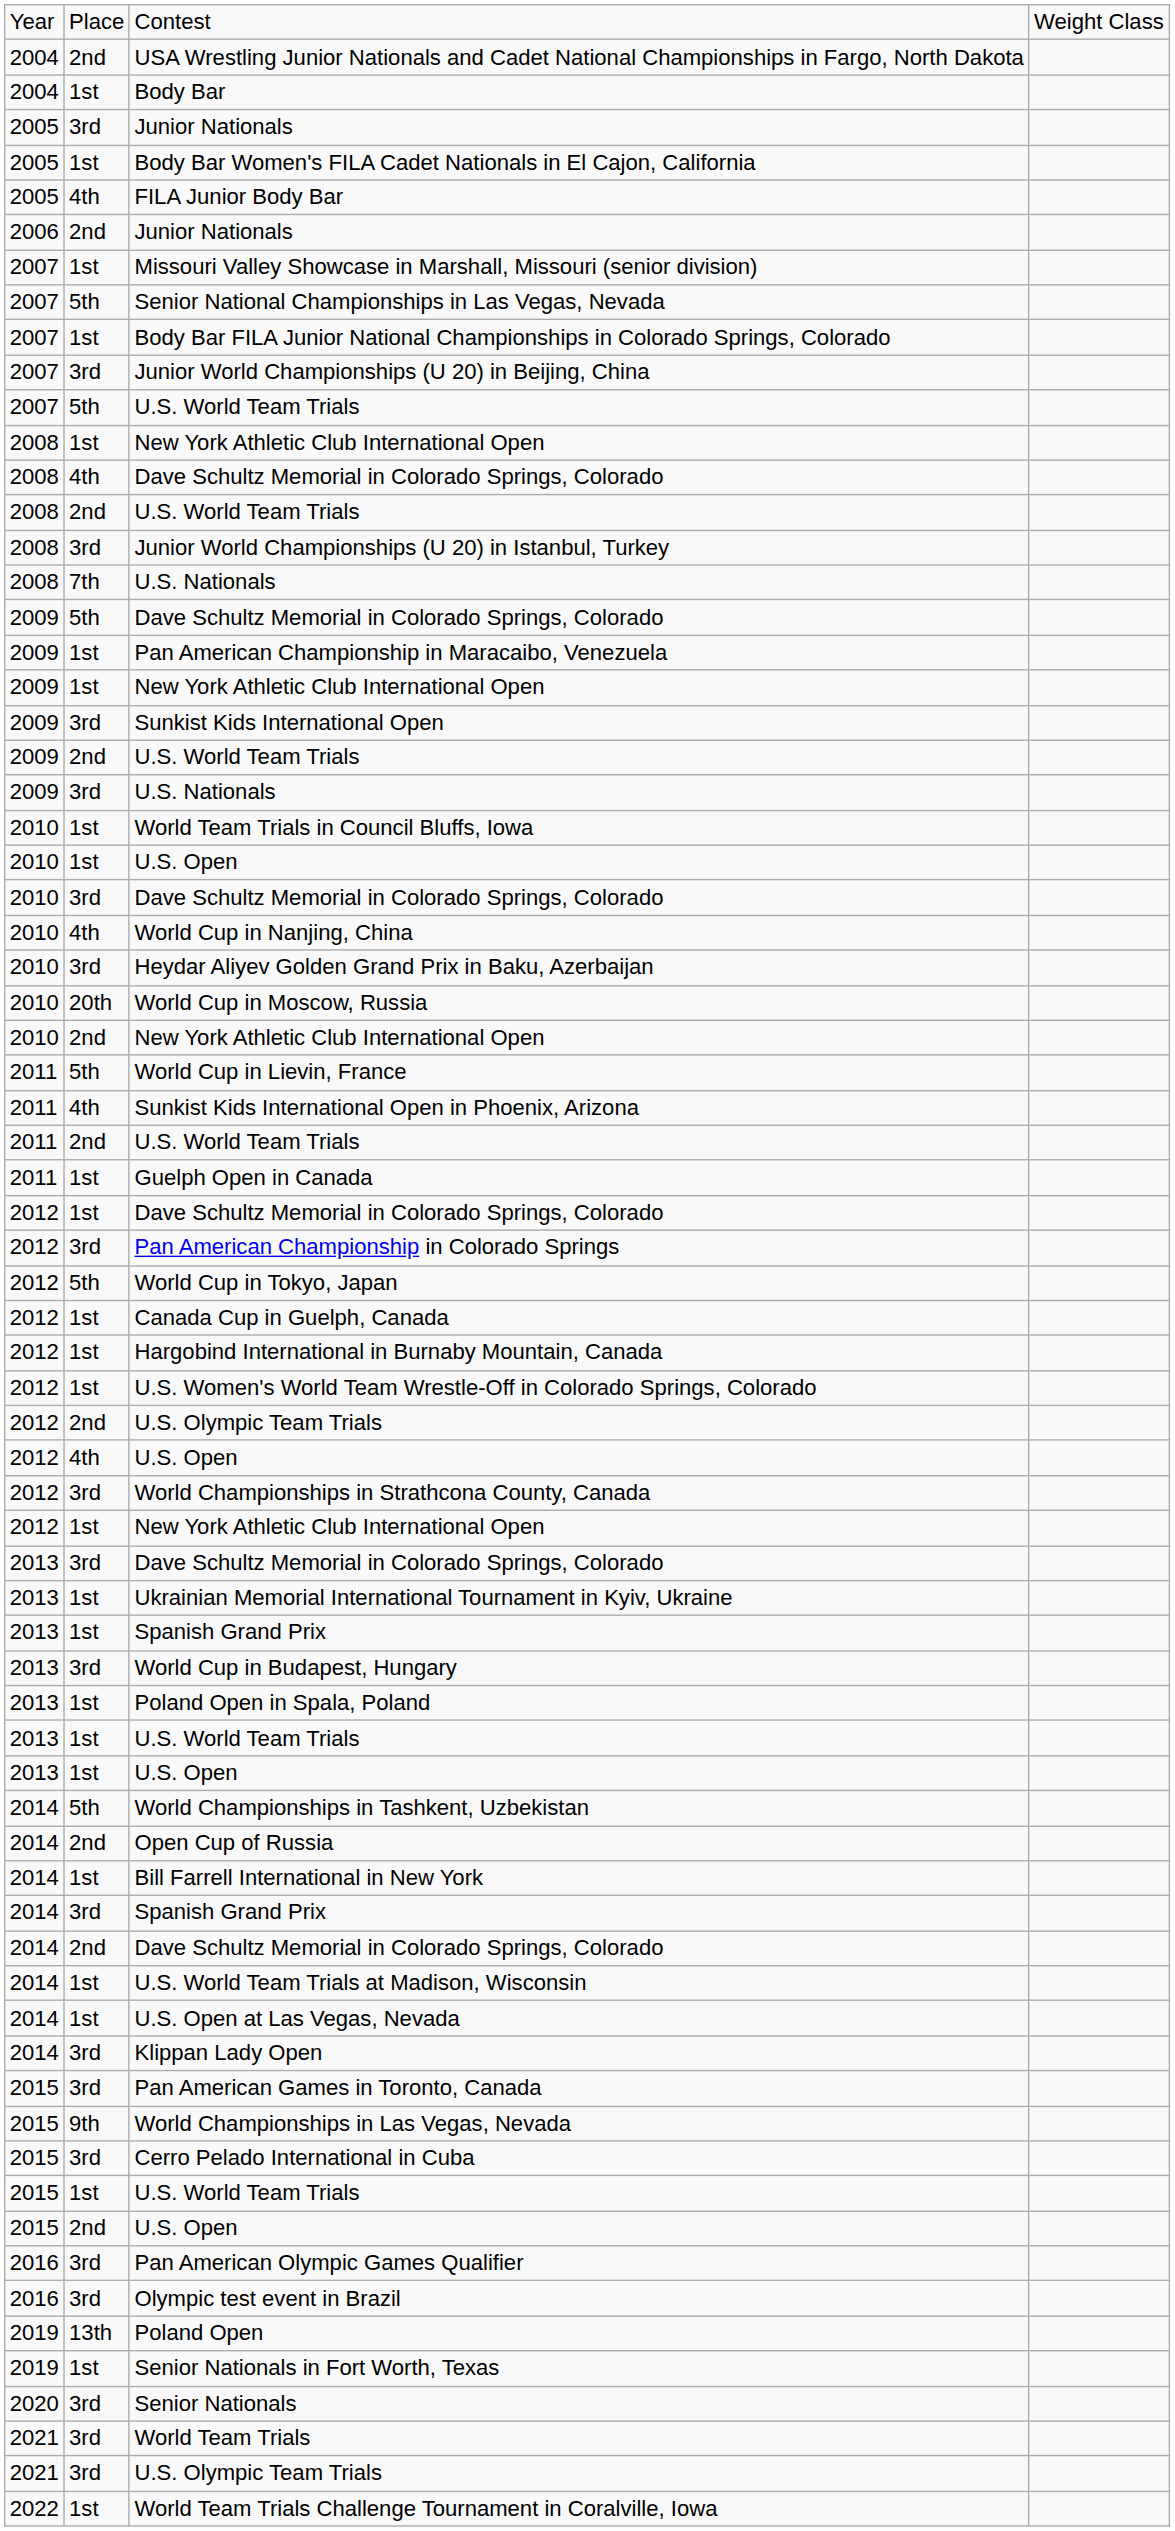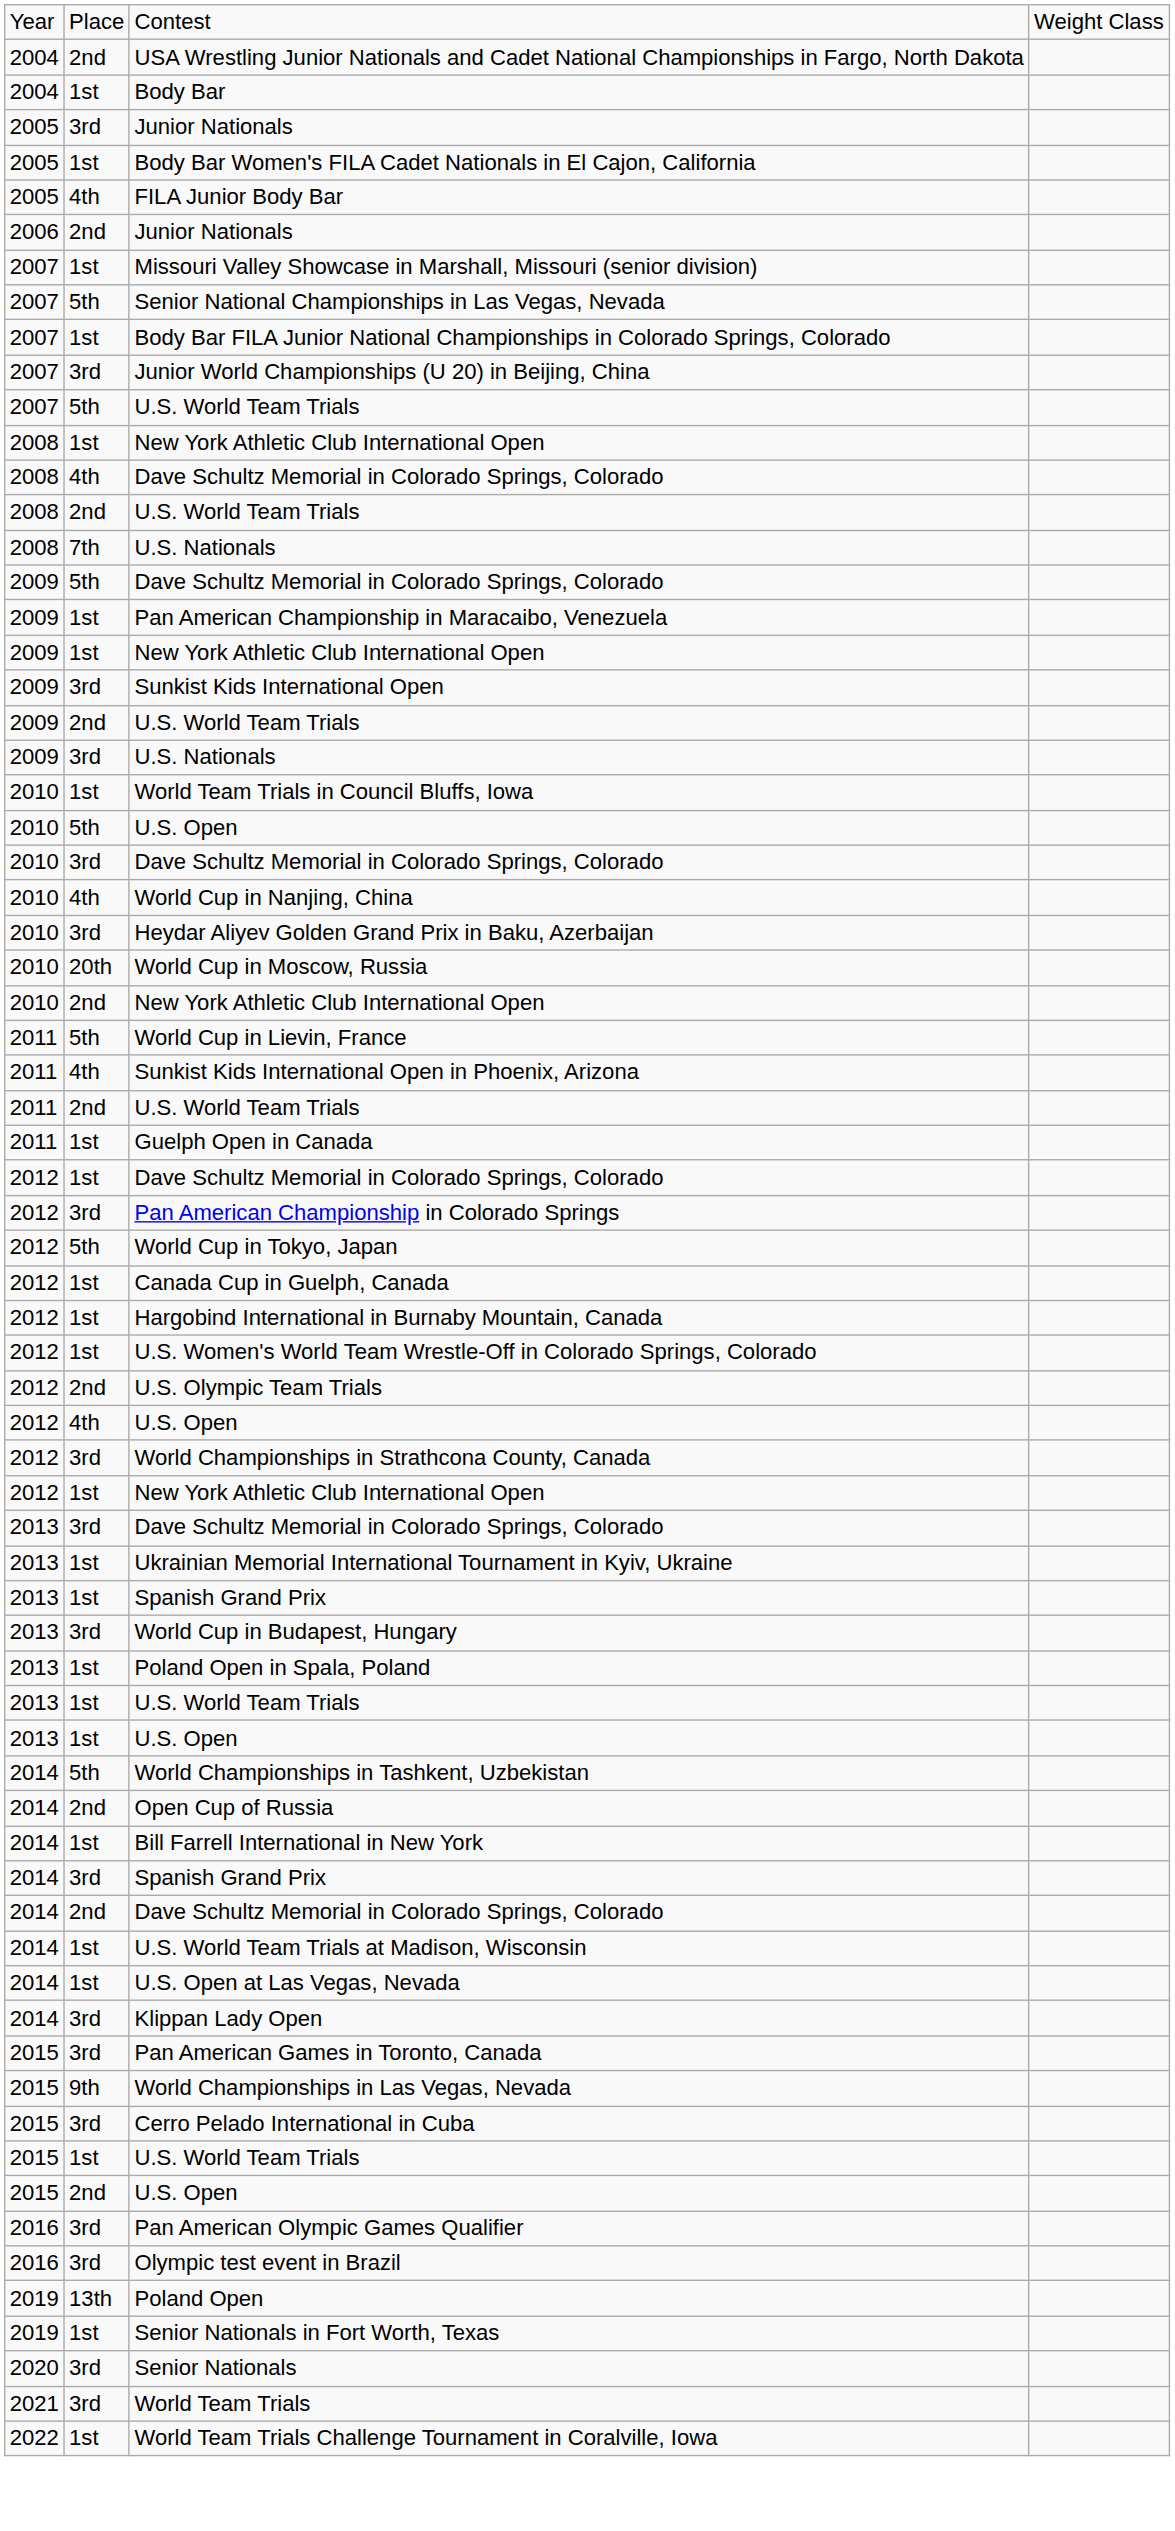- row: (34, 547)
(84, 862) 1st -> (84, 827) 5th
- row: (34, 2473)
